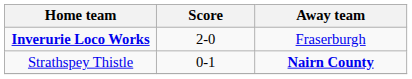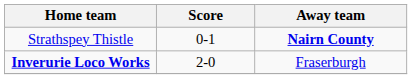rows swapped: (81, 39) <-> (81, 62)
